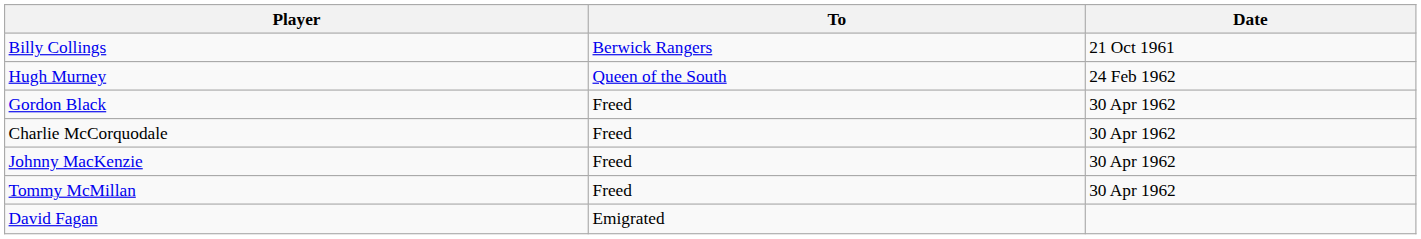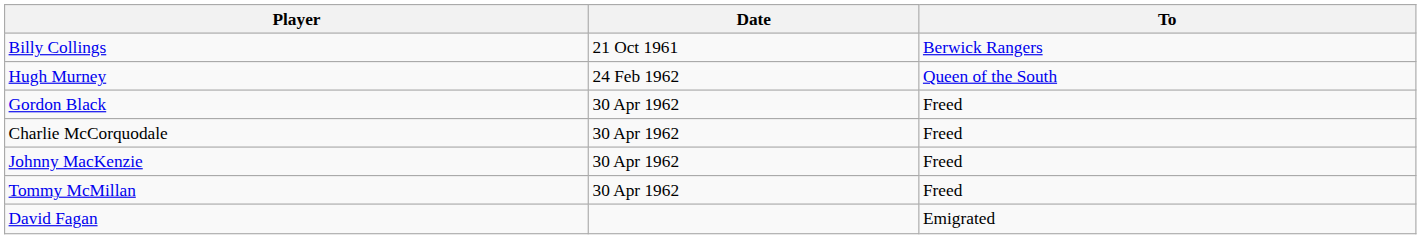columns swapped: (837, 18) <-> (1250, 18)
